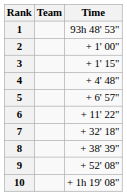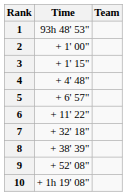columns swapped: (49, 13) <-> (93, 13)
